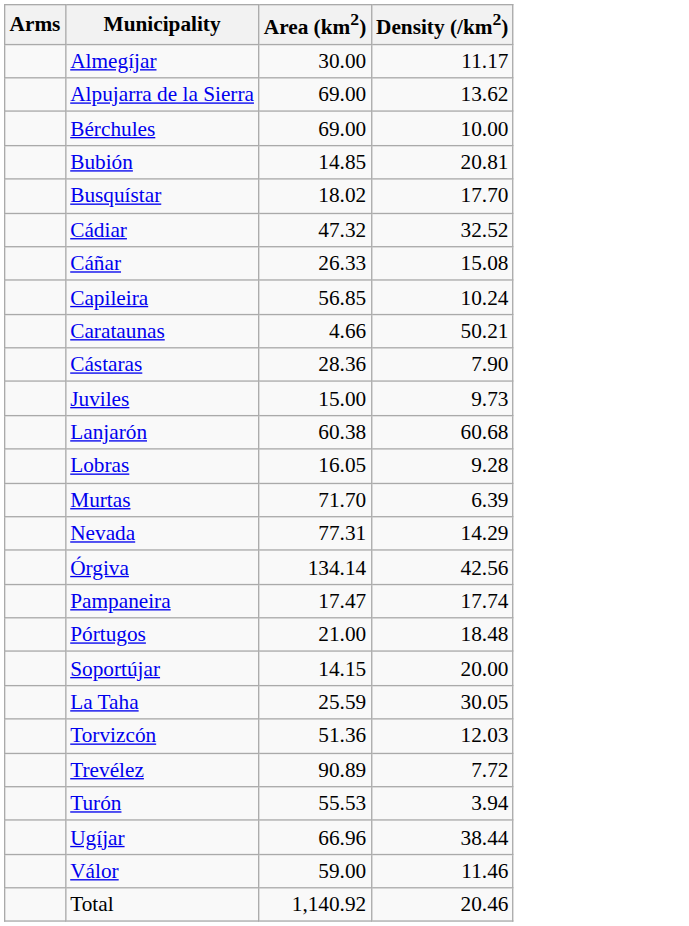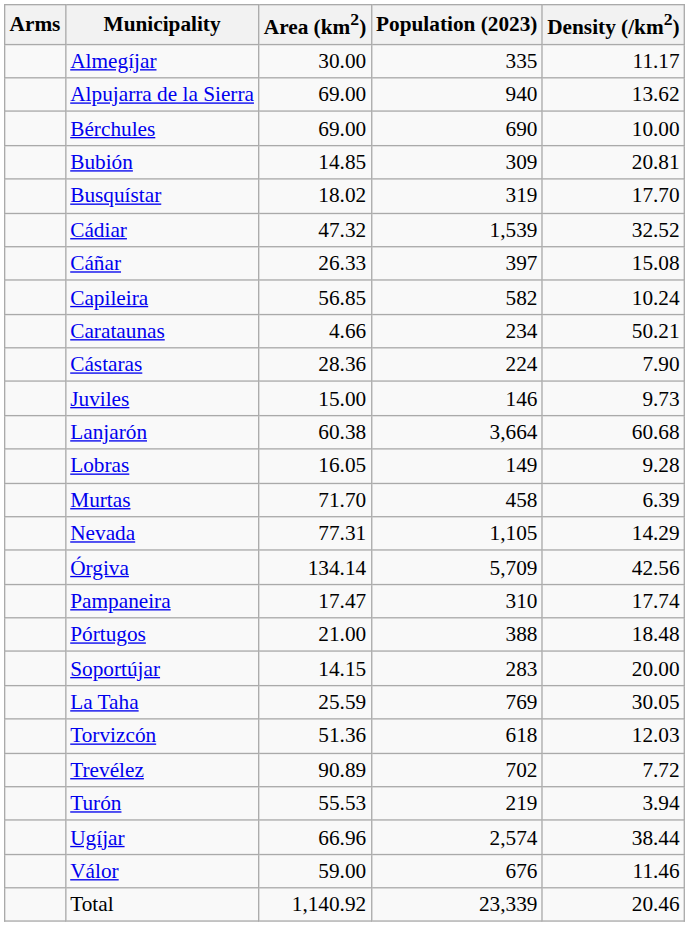+ column: (457, 24)
